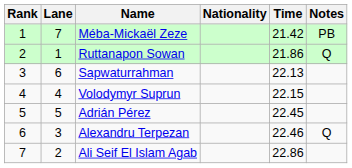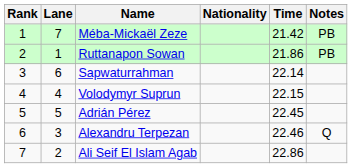(327, 53) Q -> (327, 53) PB
(288, 73) 22.13 -> (288, 73) 22.14
